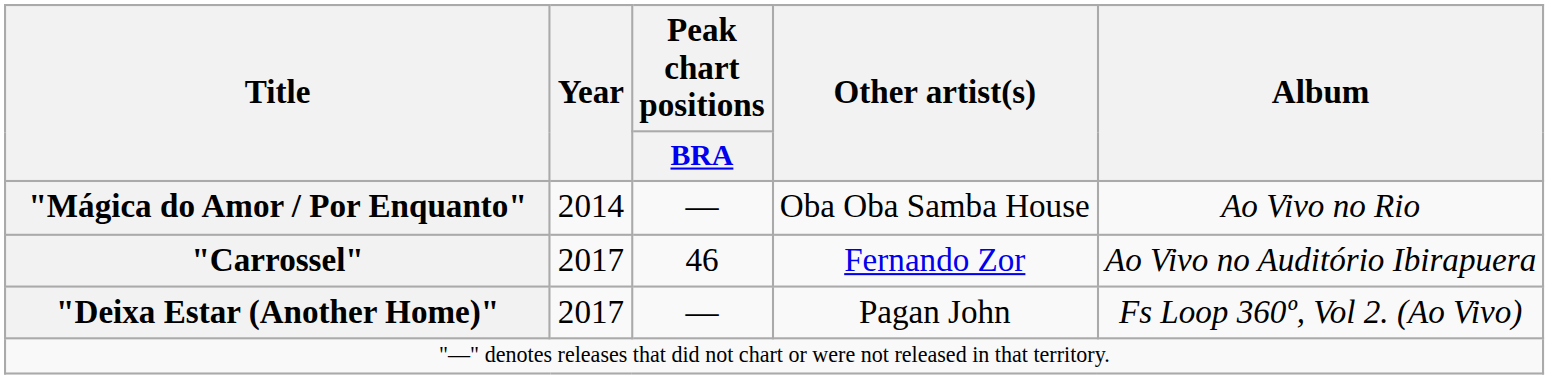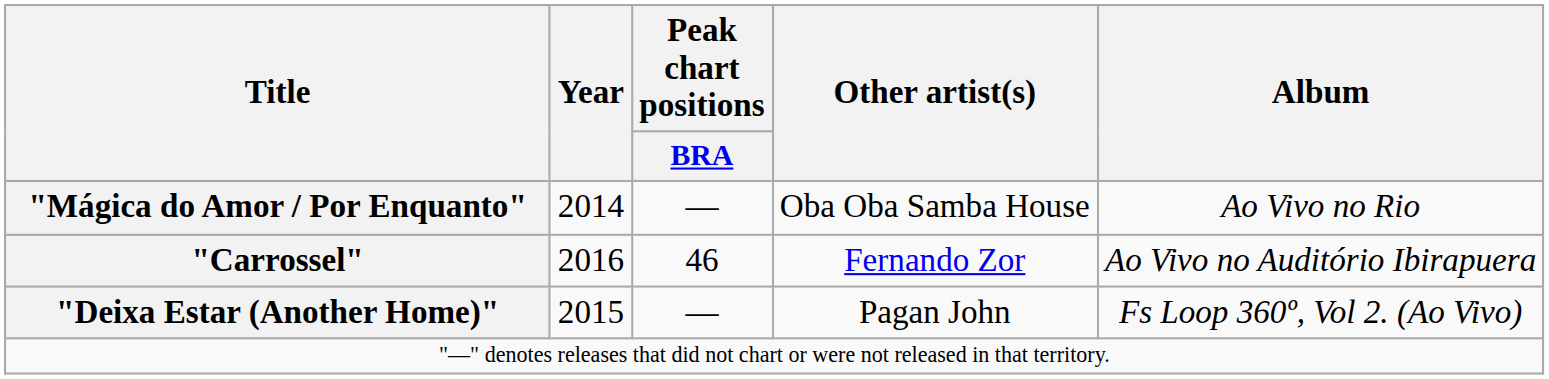(591, 259) 2017 -> (591, 259) 2016
(591, 312) 2017 -> (591, 312) 2015
